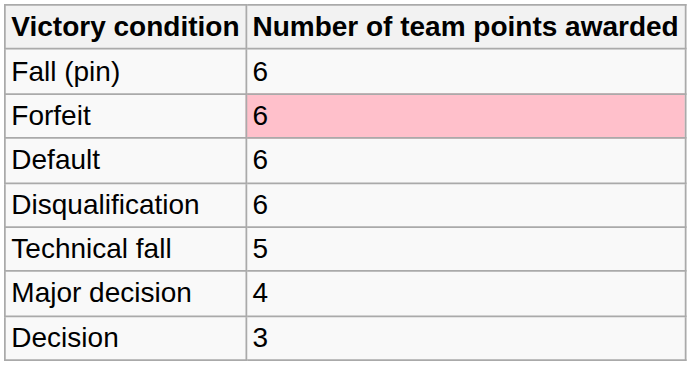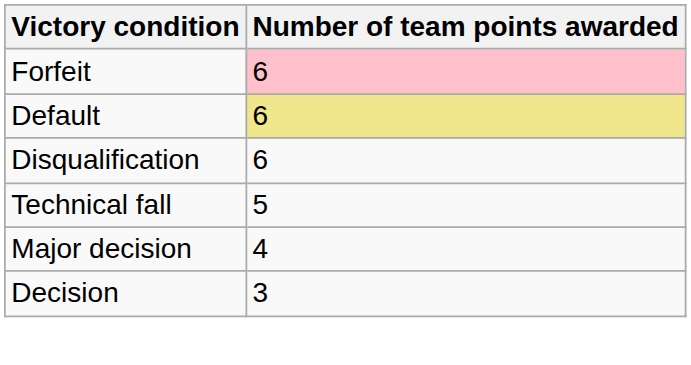- row: (66, 71)
(260, 159) no background -> (260, 115) khaki background
